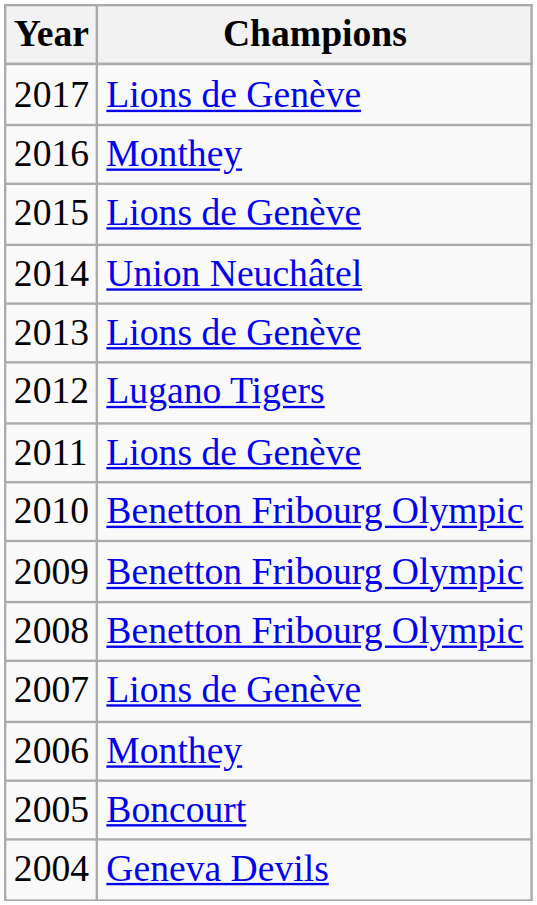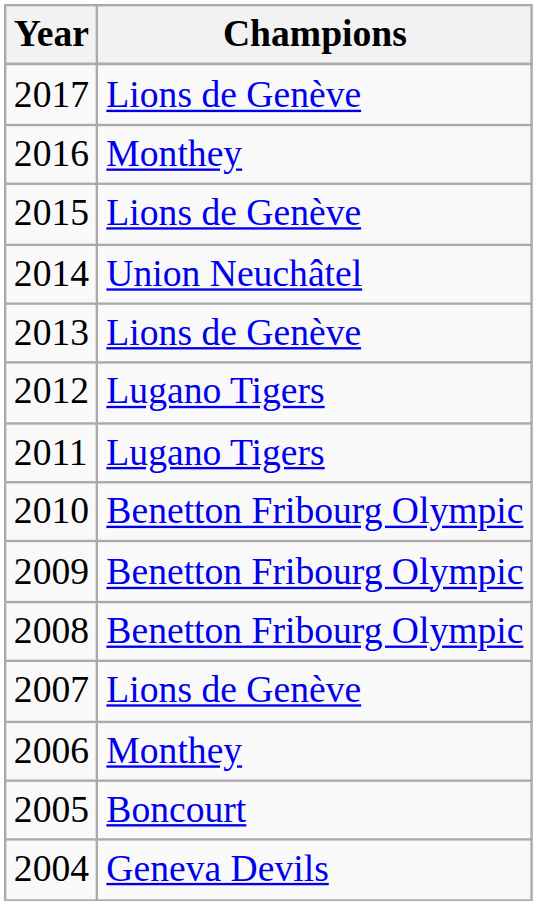(234, 451) Lions de Genève -> (216, 451) Lugano Tigers
